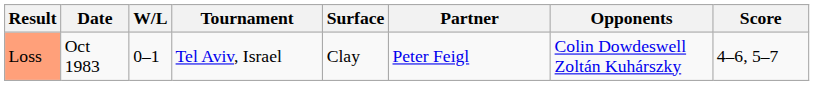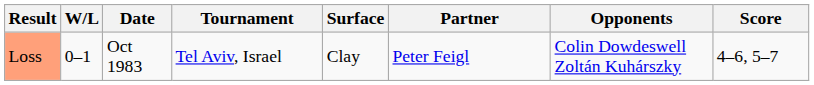columns swapped: (150, 18) <-> (95, 18)
